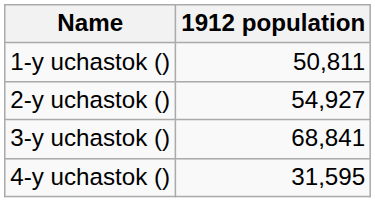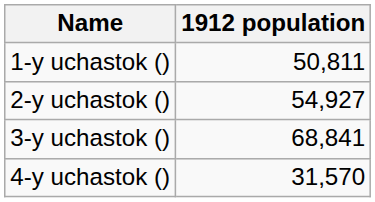(328, 176) 31,595 -> (328, 176) 31,570
